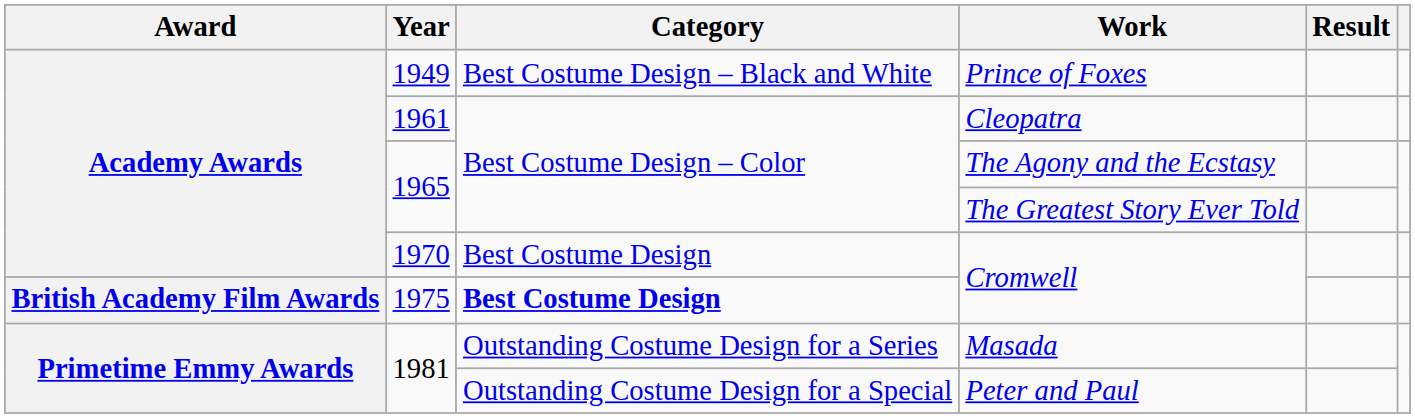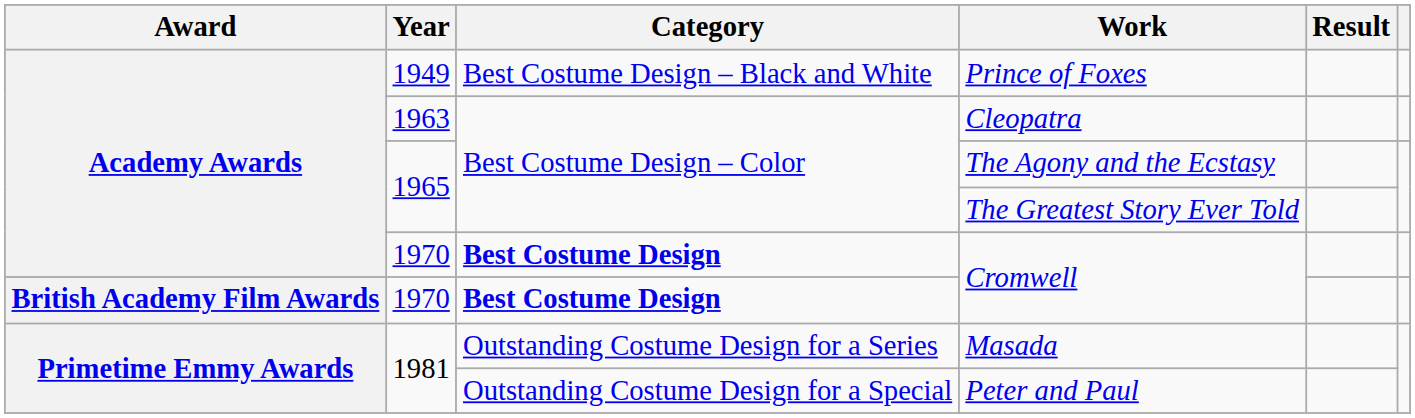(421, 118) 1961 -> (421, 118) 1963
(587, 254) normal -> (592, 254) bold
(421, 299) 1975 -> (421, 299) 1970
